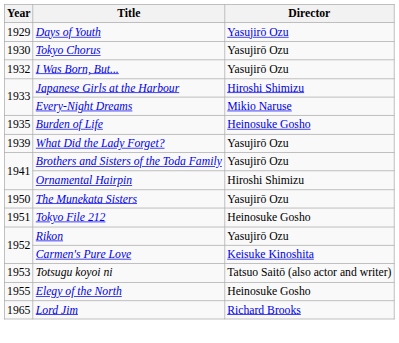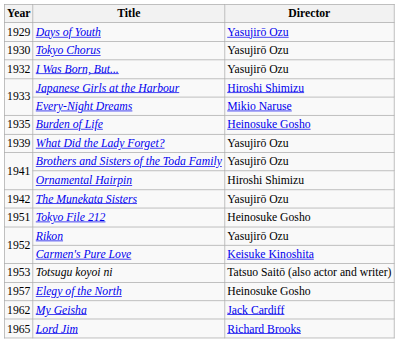(19, 198) 1950 -> (19, 198) 1942
(19, 291) 1955 -> (19, 291) 1957
+ row: (61, 310)
